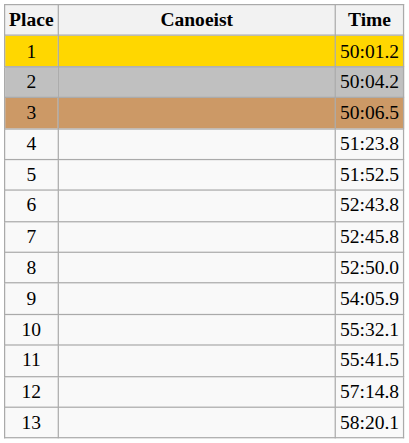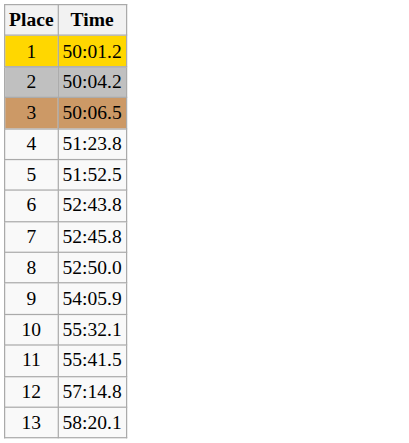- column: (197, 19)
